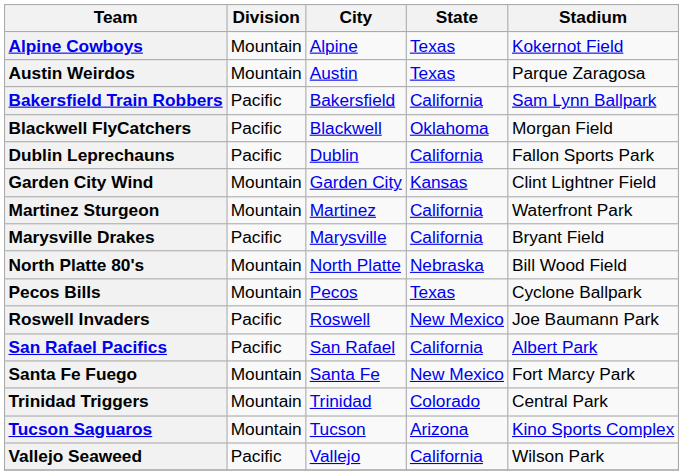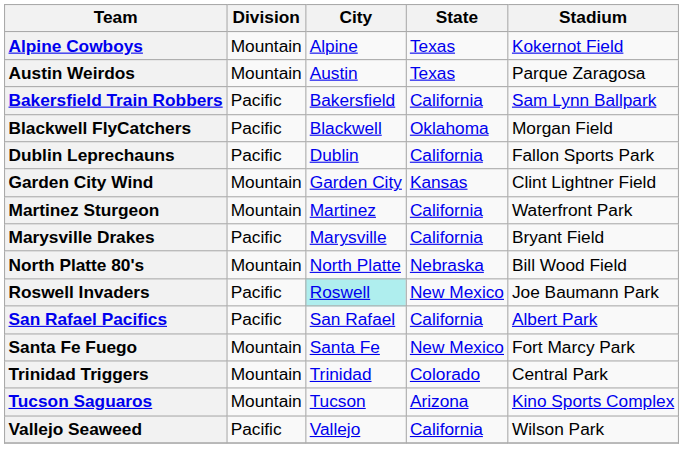- row: (55, 292)
(340, 319) no background -> (340, 292) paleturquoise background
